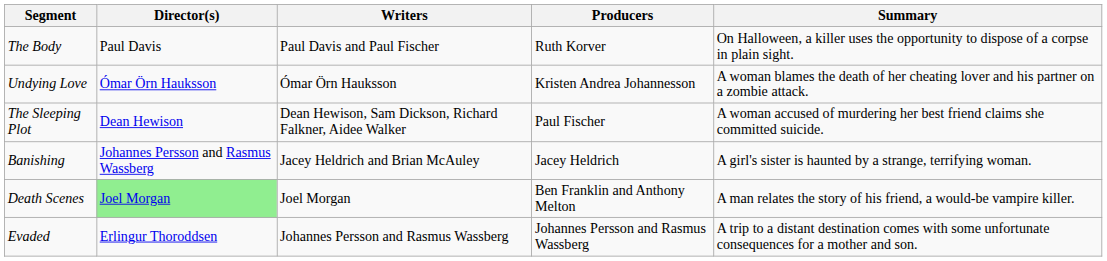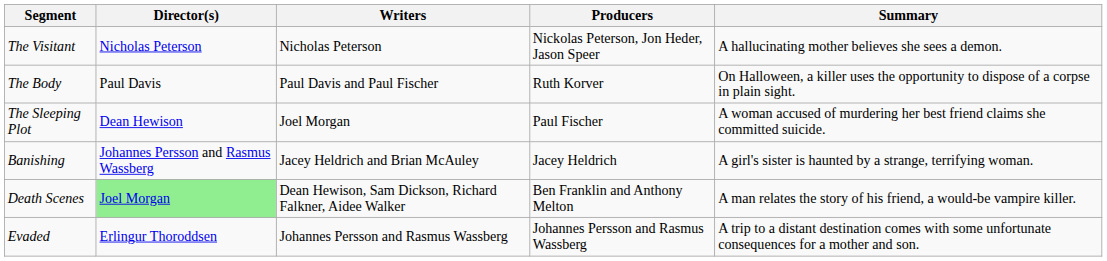+ row: (41, 45)
- row: (47, 84)
(389, 122) Dean Hewison, Sam Dickson, Richard Falkner, Aidee Walker -> (315, 122) Joel Morgan
(315, 198) Joel Morgan -> (388, 198) Dean Hewison, Sam Dickson, Richard Falkner, Aidee Walker
